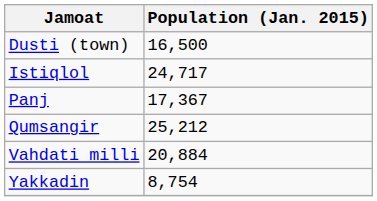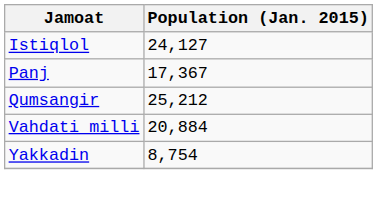- row: (69, 46)
(178, 73) 24,717 -> (178, 46) 24,127
